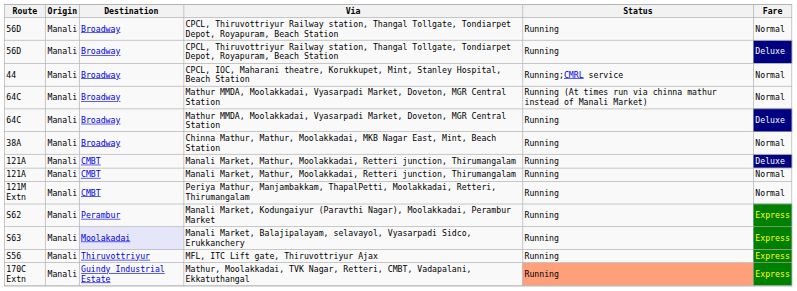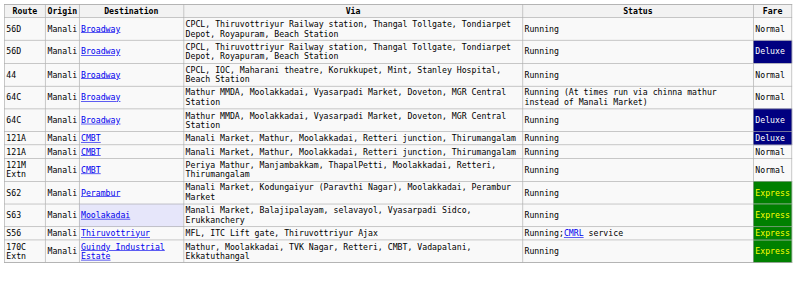(574, 75) Running;CMRL service -> (542, 75) Running
- row: (14, 143)
(542, 256) Running -> (574, 233) Running;CMRL service
(542, 274) lightsalmon background -> (542, 251) no background
